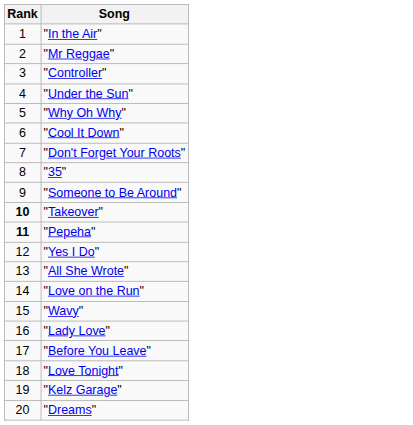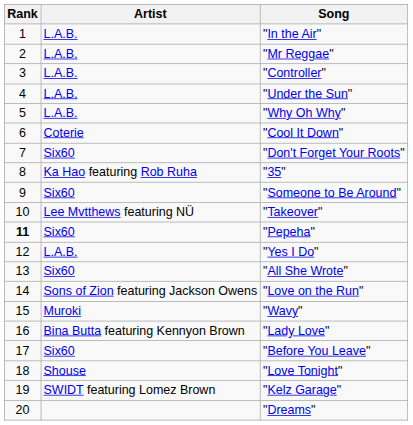+ column: (150, 14)
(23, 212) bold -> (23, 212) normal
